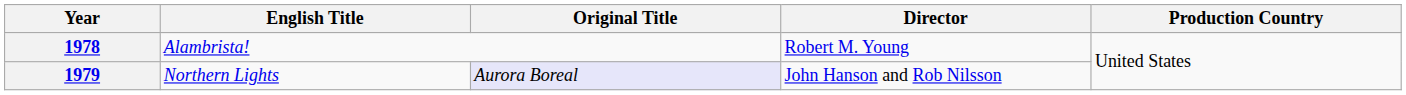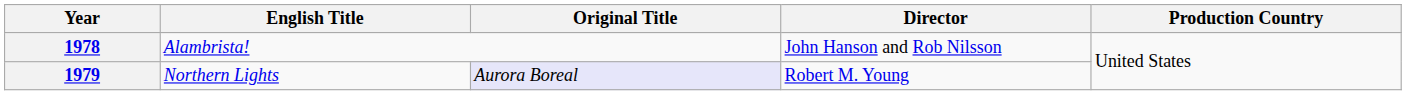(847, 47) Robert M. Young -> (893, 47) John Hanson and Rob Nilsson
(893, 75) John Hanson and Rob Nilsson -> (847, 75) Robert M. Young
